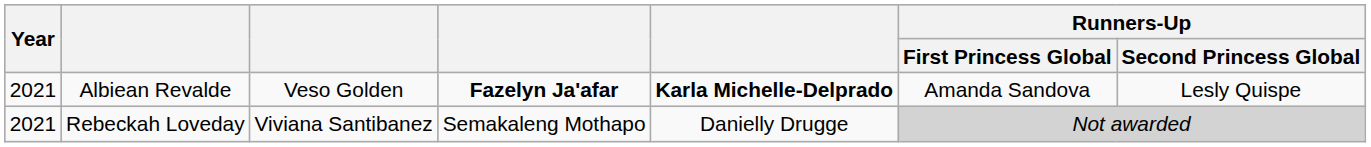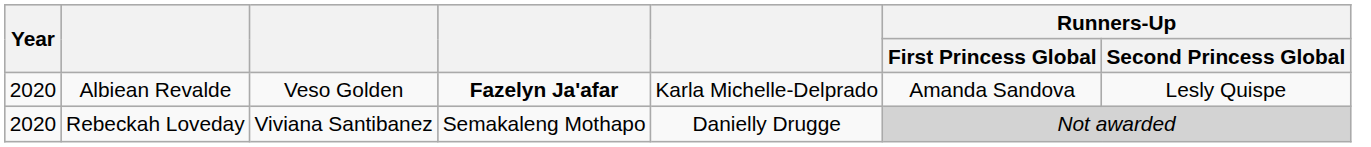(33, 90) 2021 -> (33, 90) 2020
(774, 90) bold -> (767, 90) normal
(33, 124) 2021 -> (33, 124) 2020
